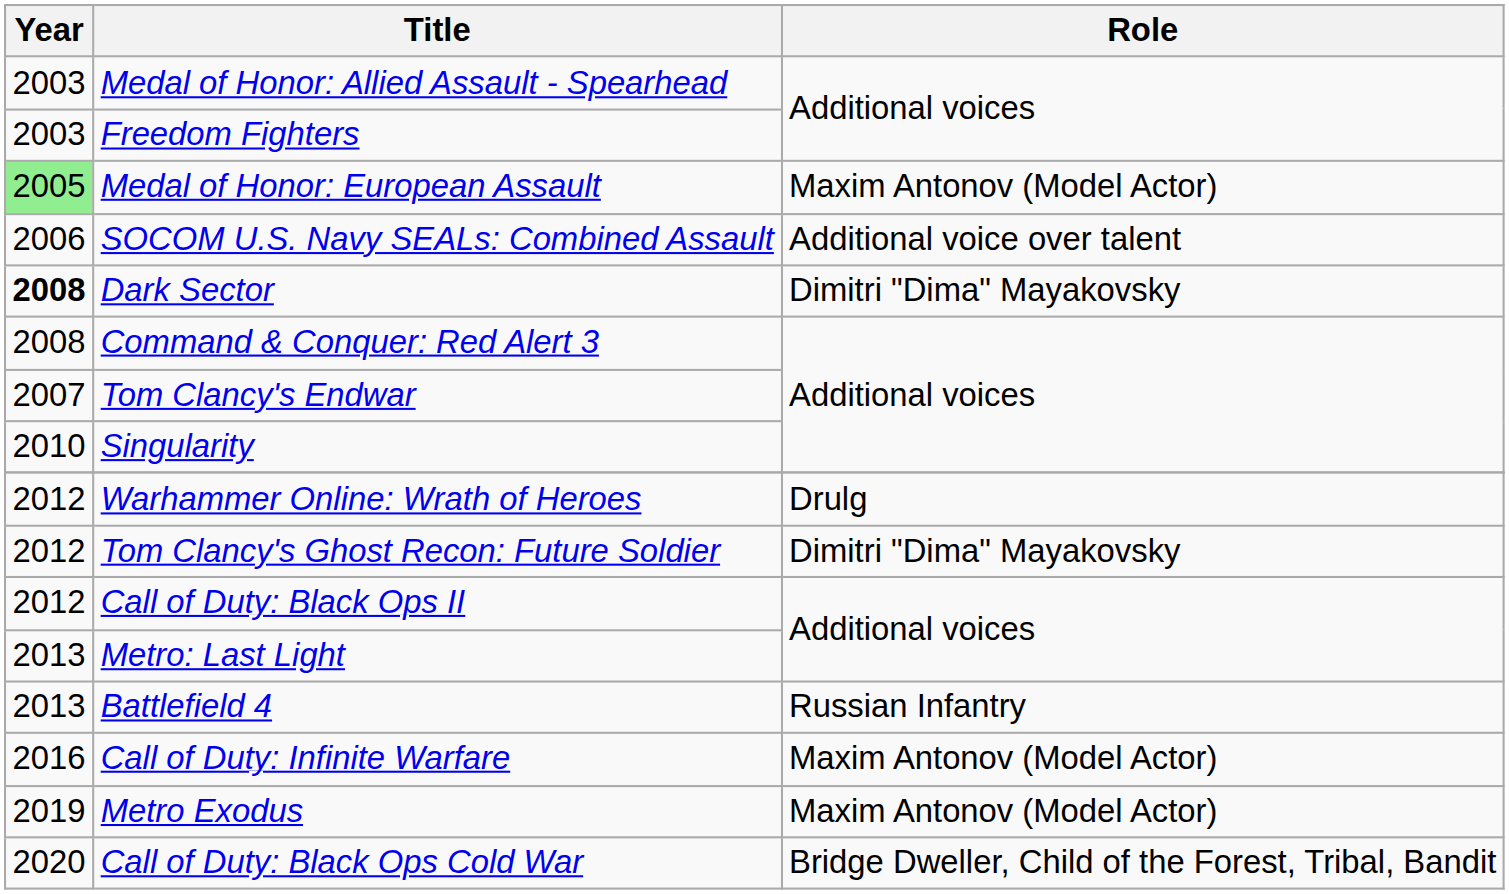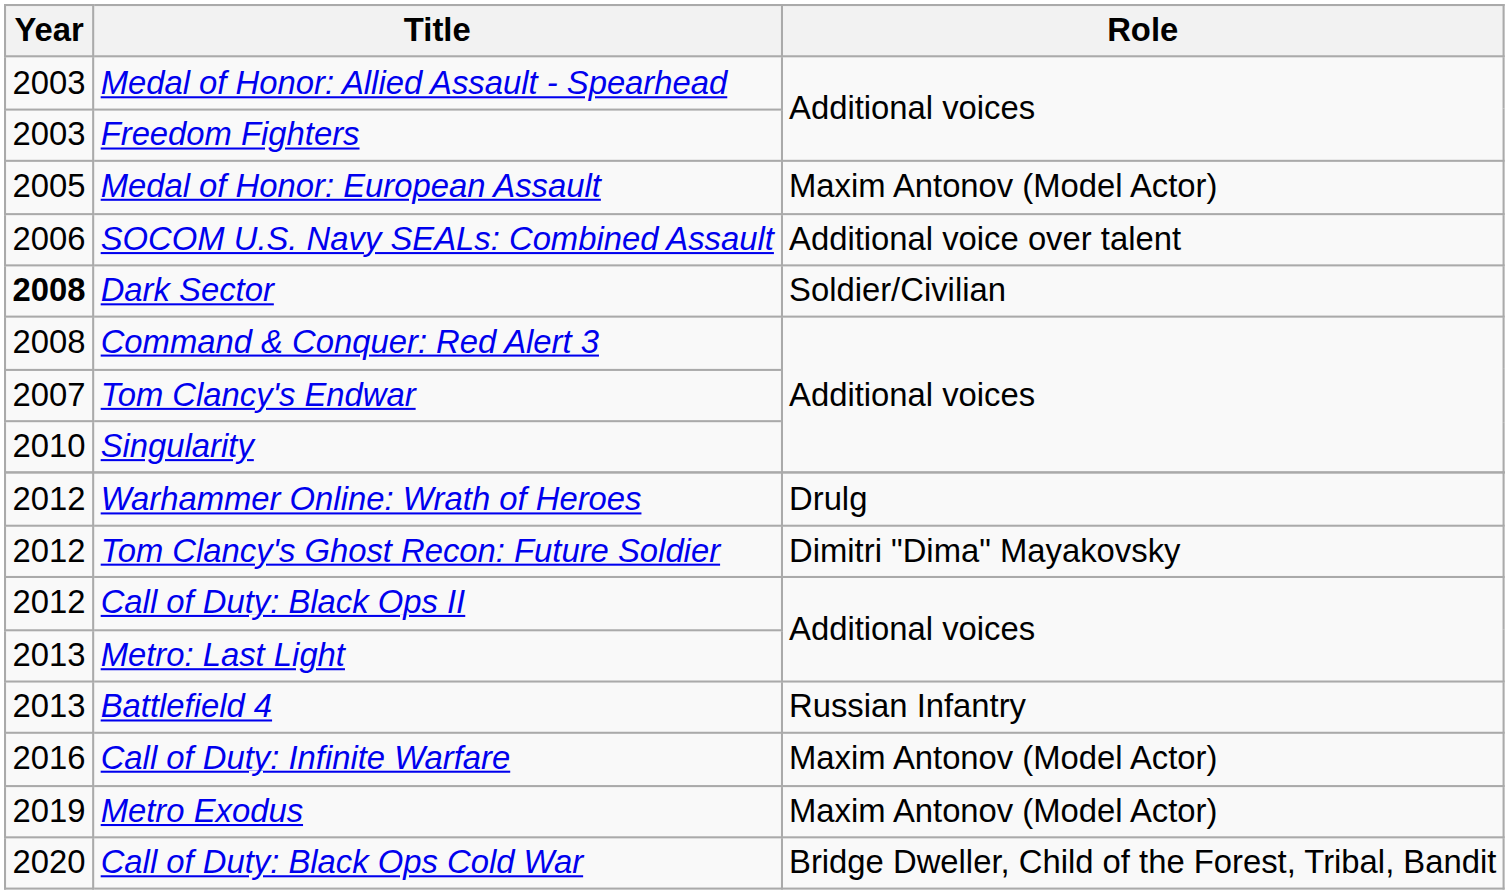(49, 186) lightgreen background -> (49, 186) no background
(985, 290) Dimitri "Dima" Mayakovsky -> (897, 290) Soldier/Civilian
